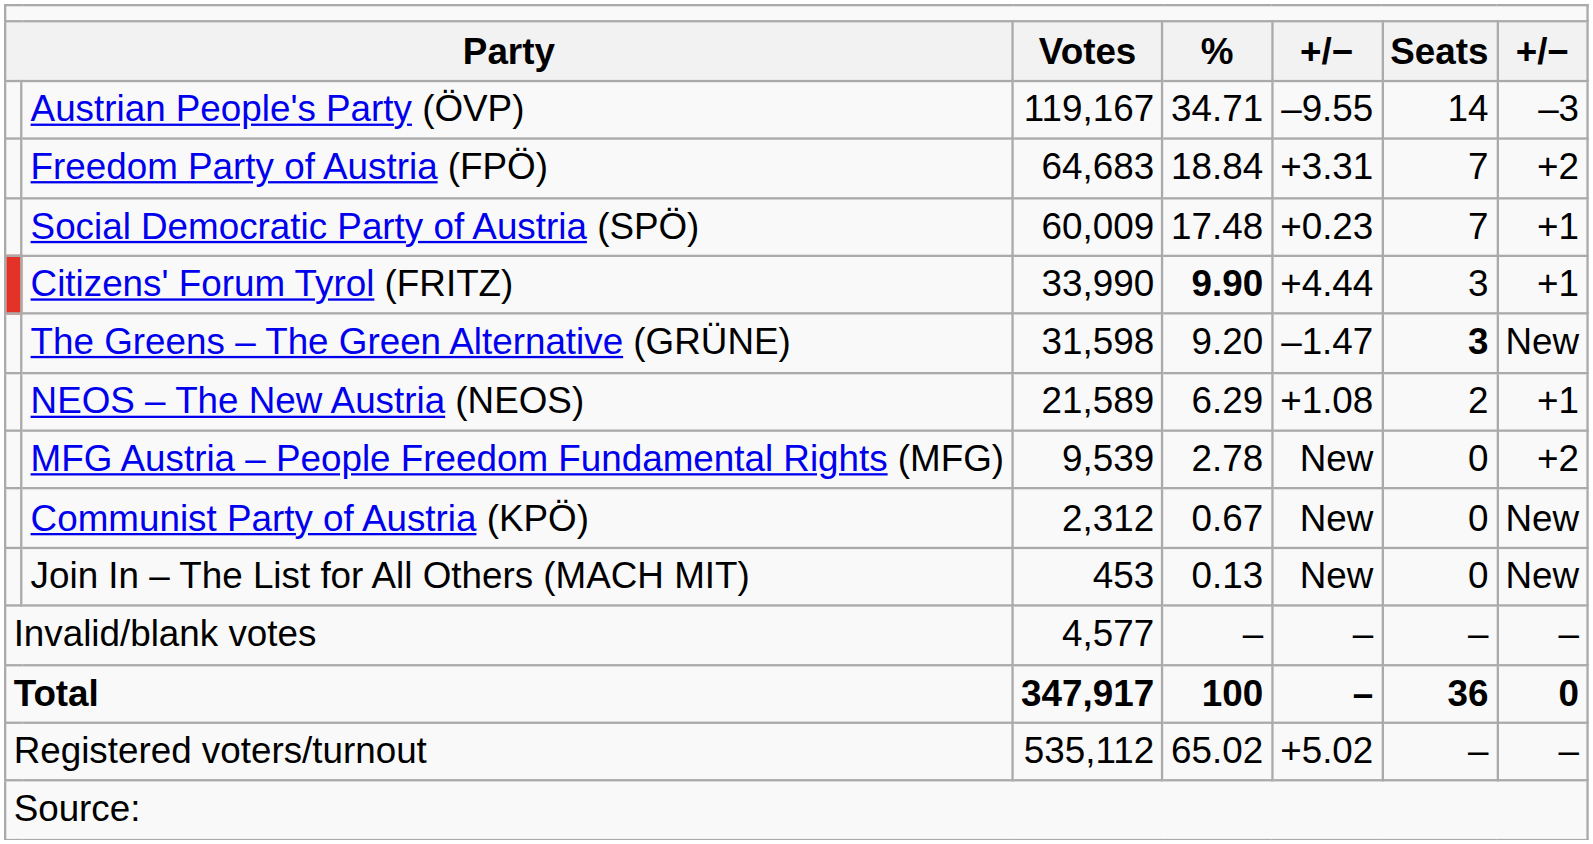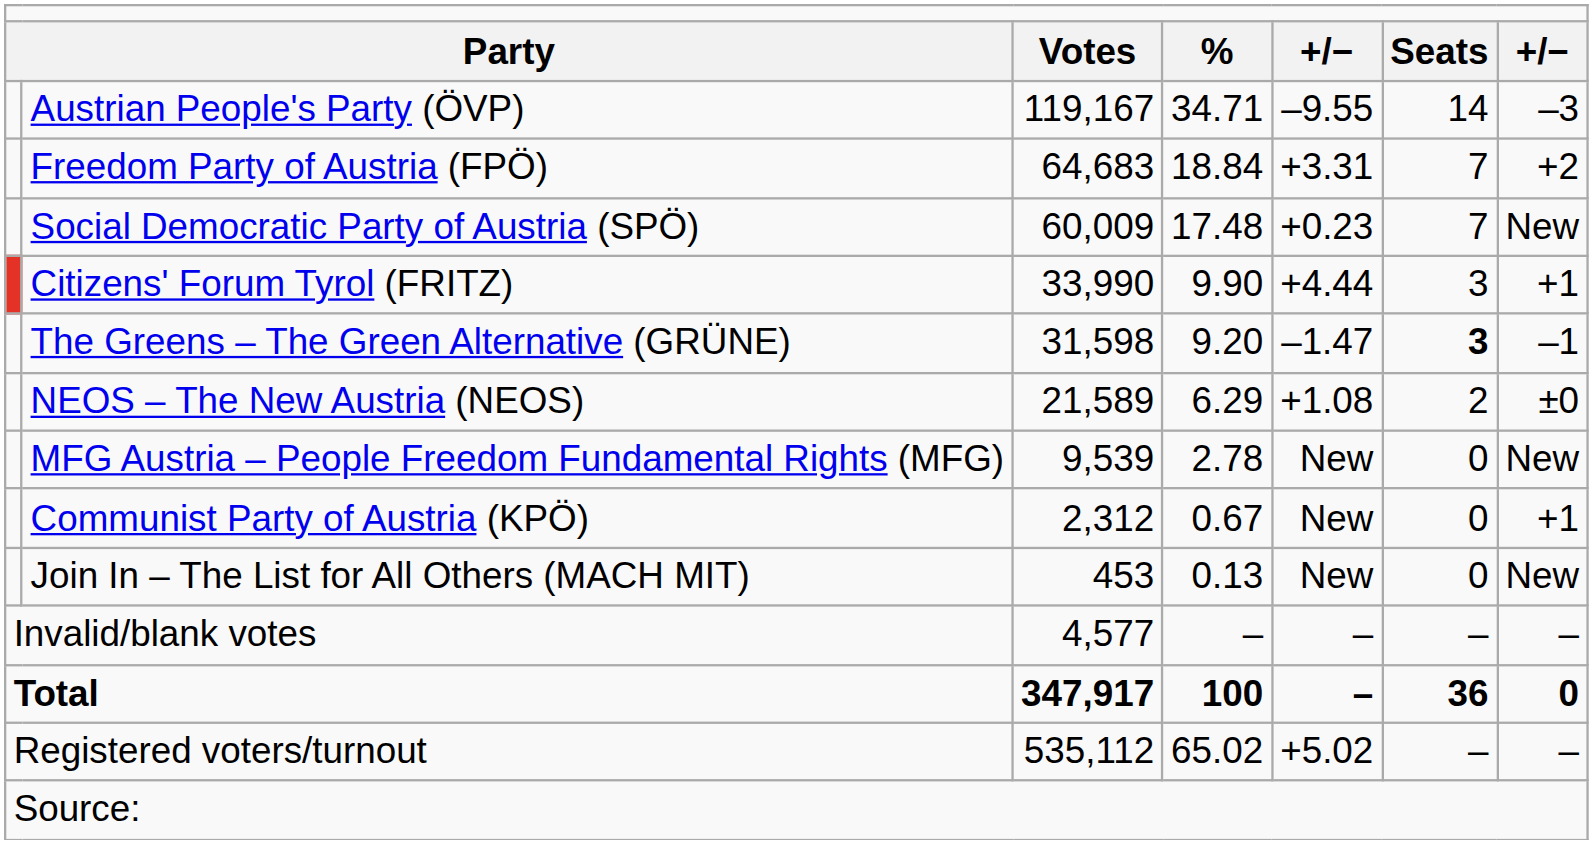(1558, 225) +1 -> (1542, 225) New
(1227, 284) bold -> (1227, 284) normal
(1542, 342) New -> (1559, 342) –1
(1558, 400) +1 -> (1559, 400) ±0
(1558, 459) +2 -> (1542, 459) New
(1542, 517) New -> (1558, 517) +1
